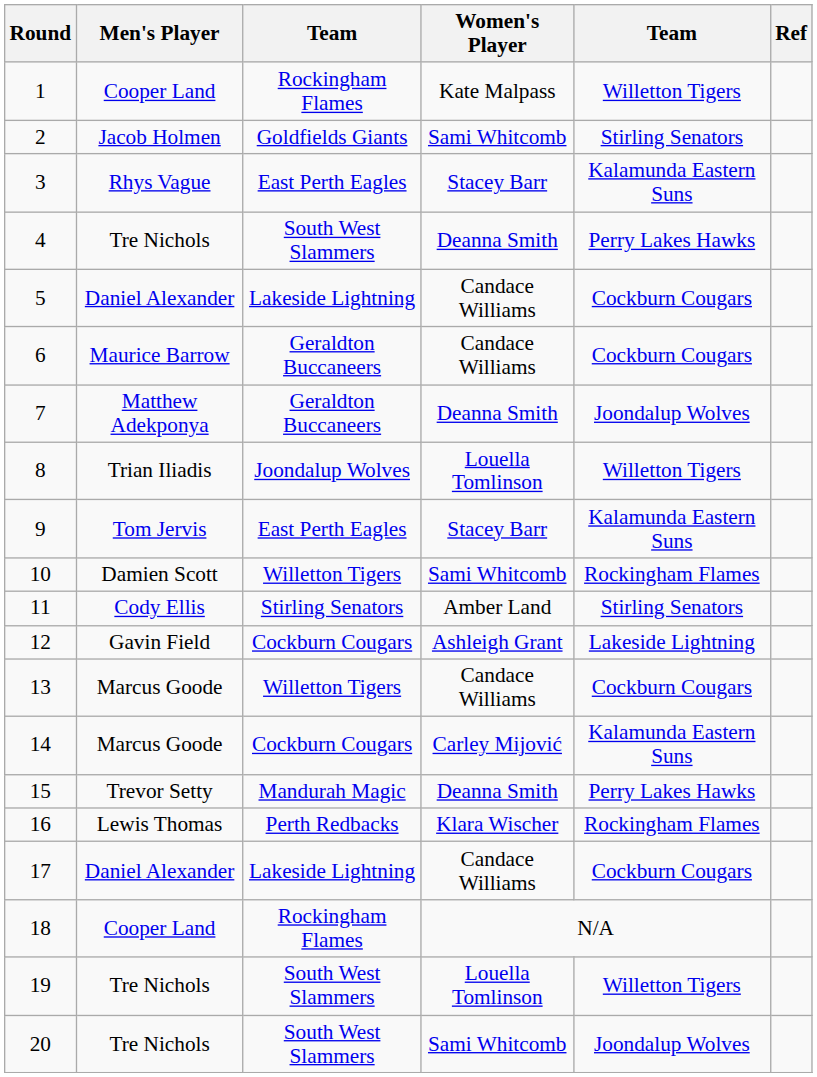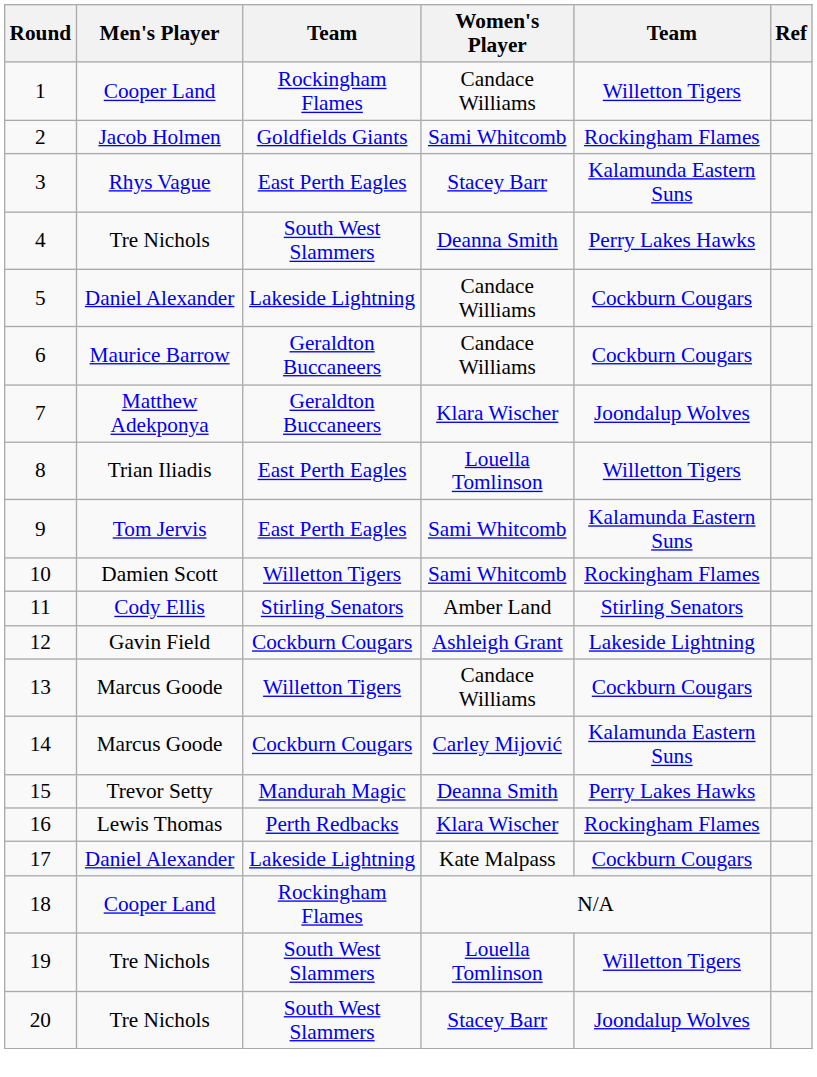(497, 91) Kate Malpass -> (497, 91) Candace Williams
(672, 136) Stirling Senators -> (672, 136) Rockingham Flames
(497, 413) Deanna Smith -> (497, 413) Klara Wischer
(332, 470) Joondalup Wolves -> (332, 470) East Perth Eagles
(497, 528) Stacey Barr -> (497, 528) Sami Whitcomb
(497, 870) Candace Williams -> (497, 858) Kate Malpass
(497, 1043) Sami Whitcomb -> (497, 1019) Stacey Barr
